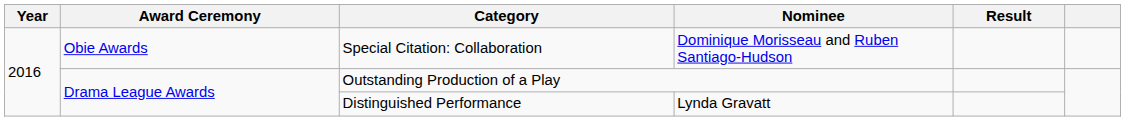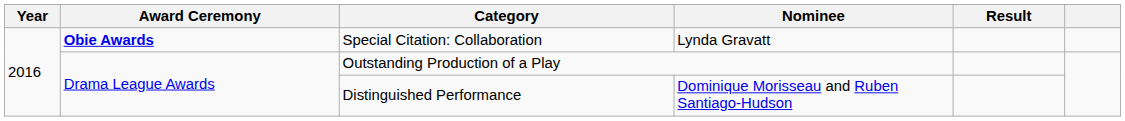(106, 48) normal -> (109, 39) bold
(788, 48) Dominique Morisseau and Ruben Santiago-Hudson -> (724, 39) Lynda Gravatt
(724, 103) Lynda Gravatt -> (788, 95) Dominique Morisseau and Ruben Santiago-Hudson
